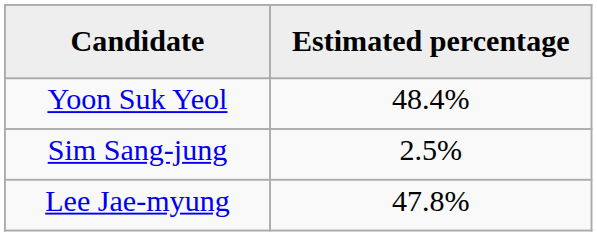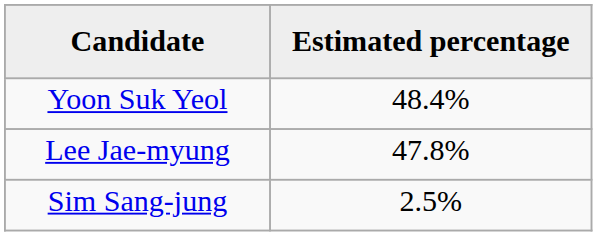rows swapped: (137, 200) <-> (137, 150)
